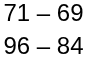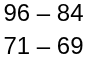rows swapped: (43, 45) <-> (43, 12)
